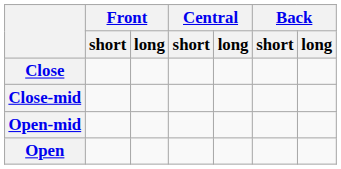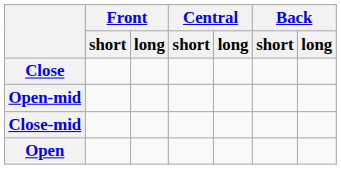rows swapped: (45, 97) <-> (45, 124)
